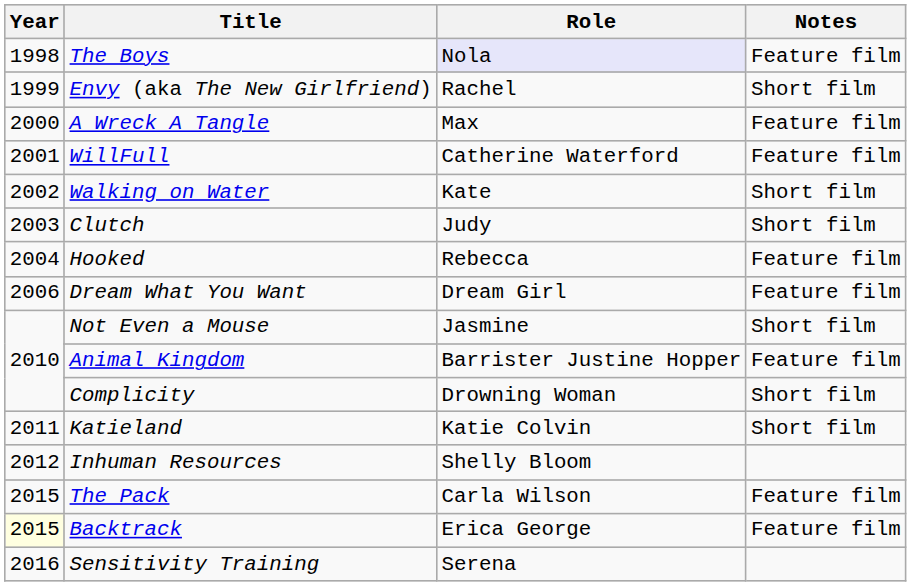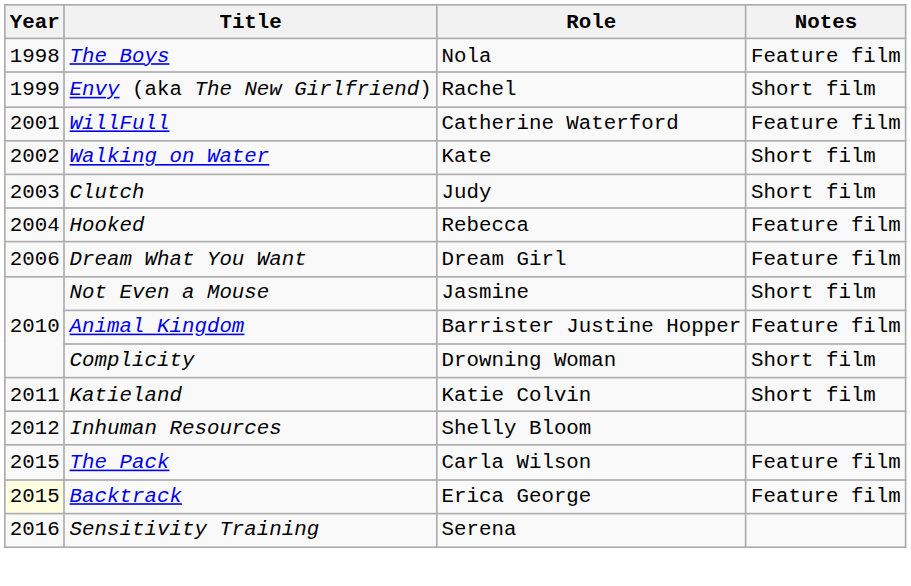(467, 56) lavender background -> (467, 56) no background
- row: (169, 123)
